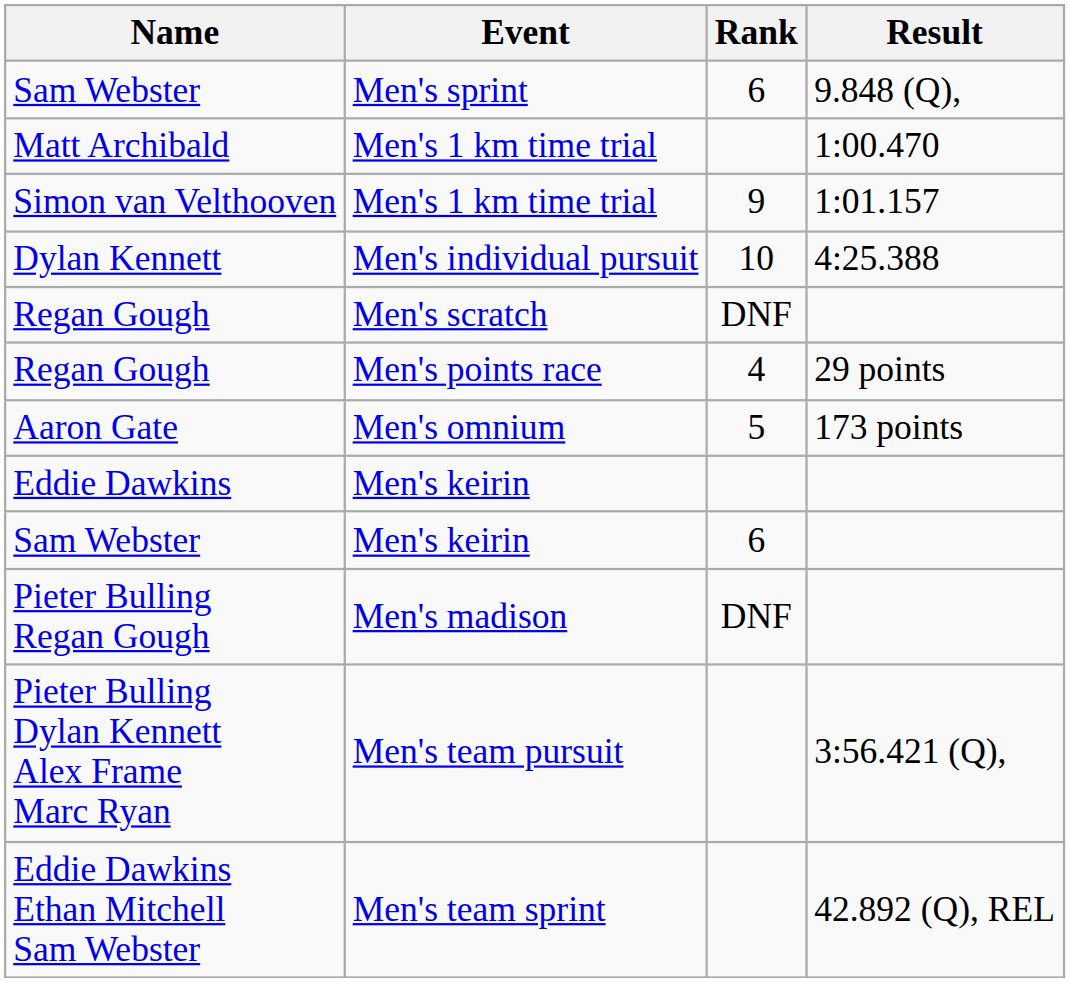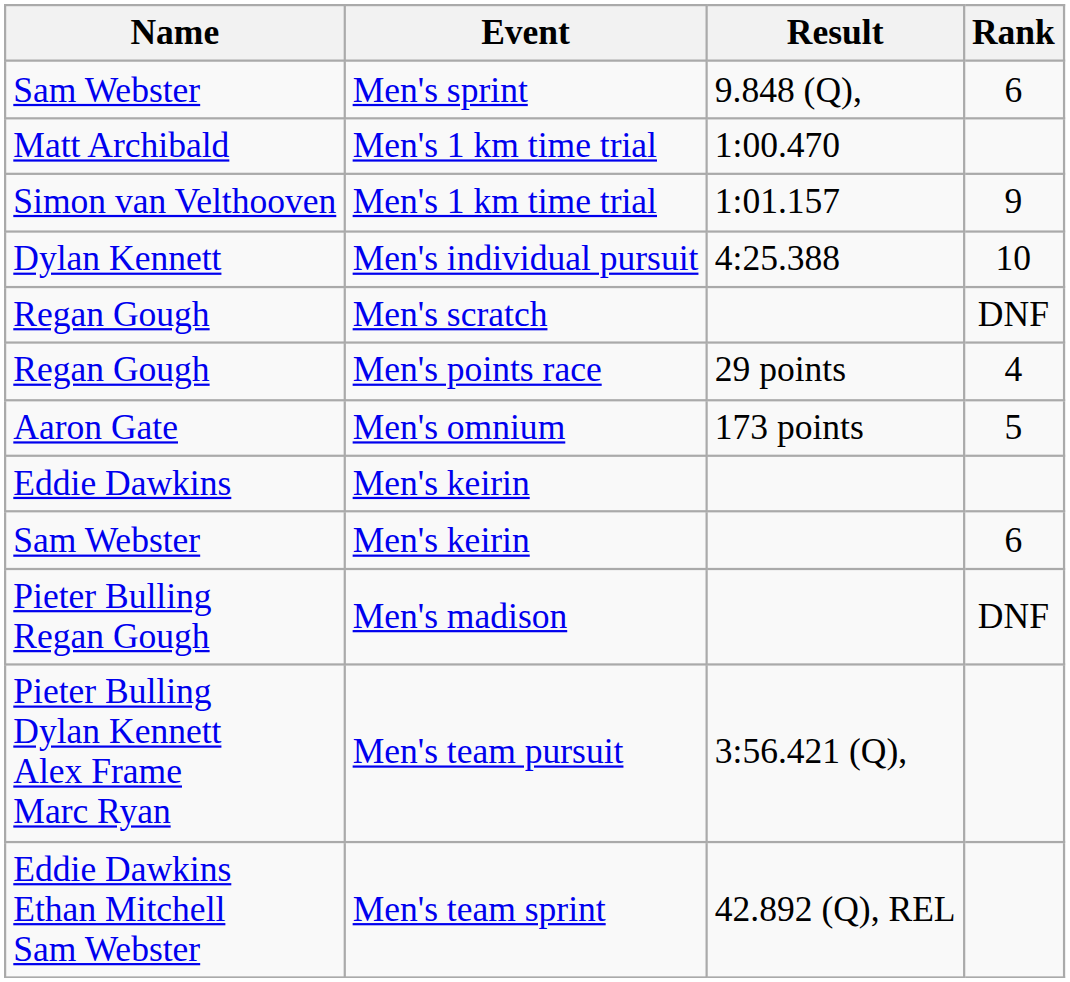columns swapped: (934, 32) <-> (756, 32)
